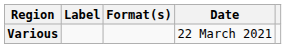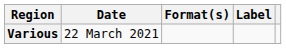columns swapped: (225, 14) <-> (82, 14)
